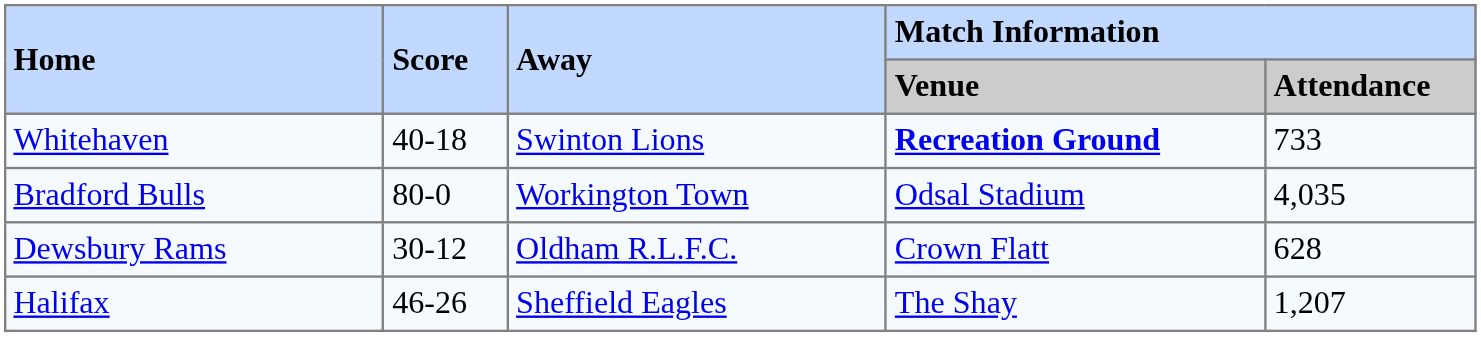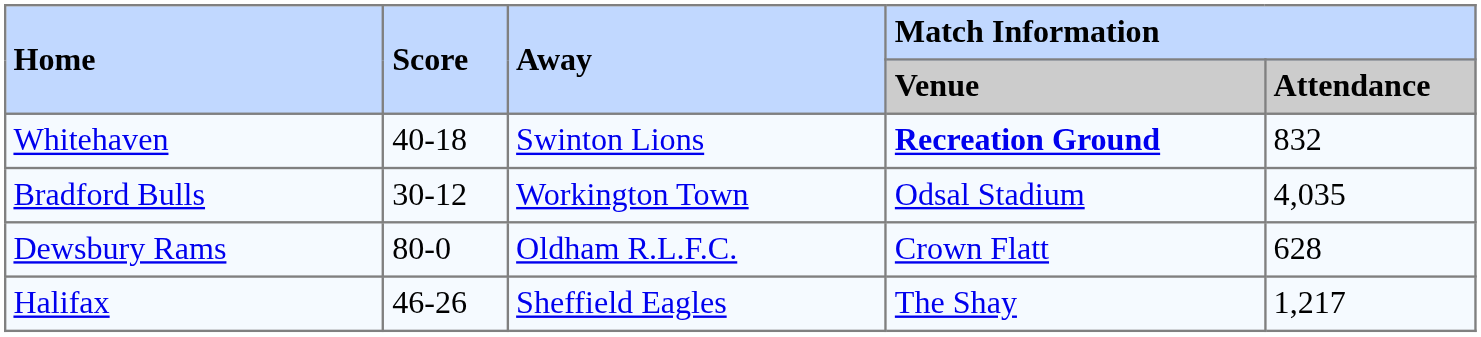(1298, 140) 733 -> (1298, 140) 832
(422, 194) 80-0 -> (430, 194) 30-12
(430, 248) 30-12 -> (422, 248) 80-0
(1310, 303) 1,207 -> (1310, 303) 1,217
